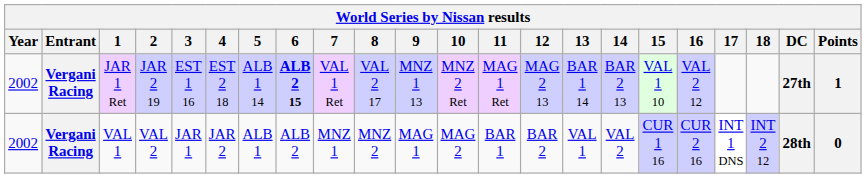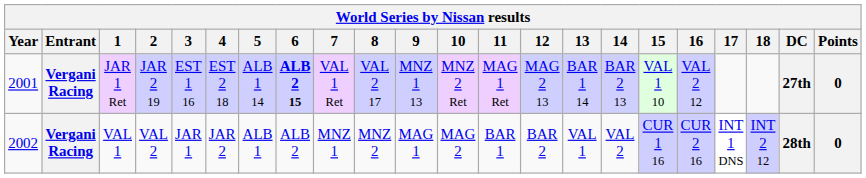(23, 83) 2002 -> (23, 83) 2001
(838, 83) 1 -> (838, 83) 0
